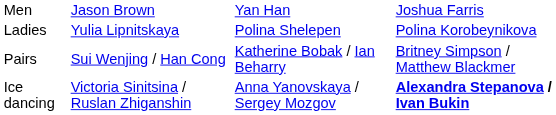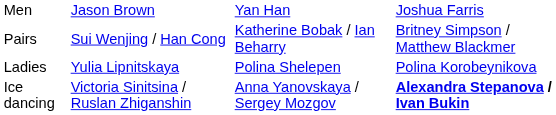rows swapped: (25, 30) <-> (20, 59)
